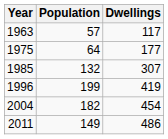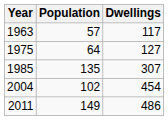(151, 50) 177 -> (151, 50) 127
(90, 69) 132 -> (90, 69) 135
- row: (20, 87)
(90, 106) 182 -> (90, 87) 102
